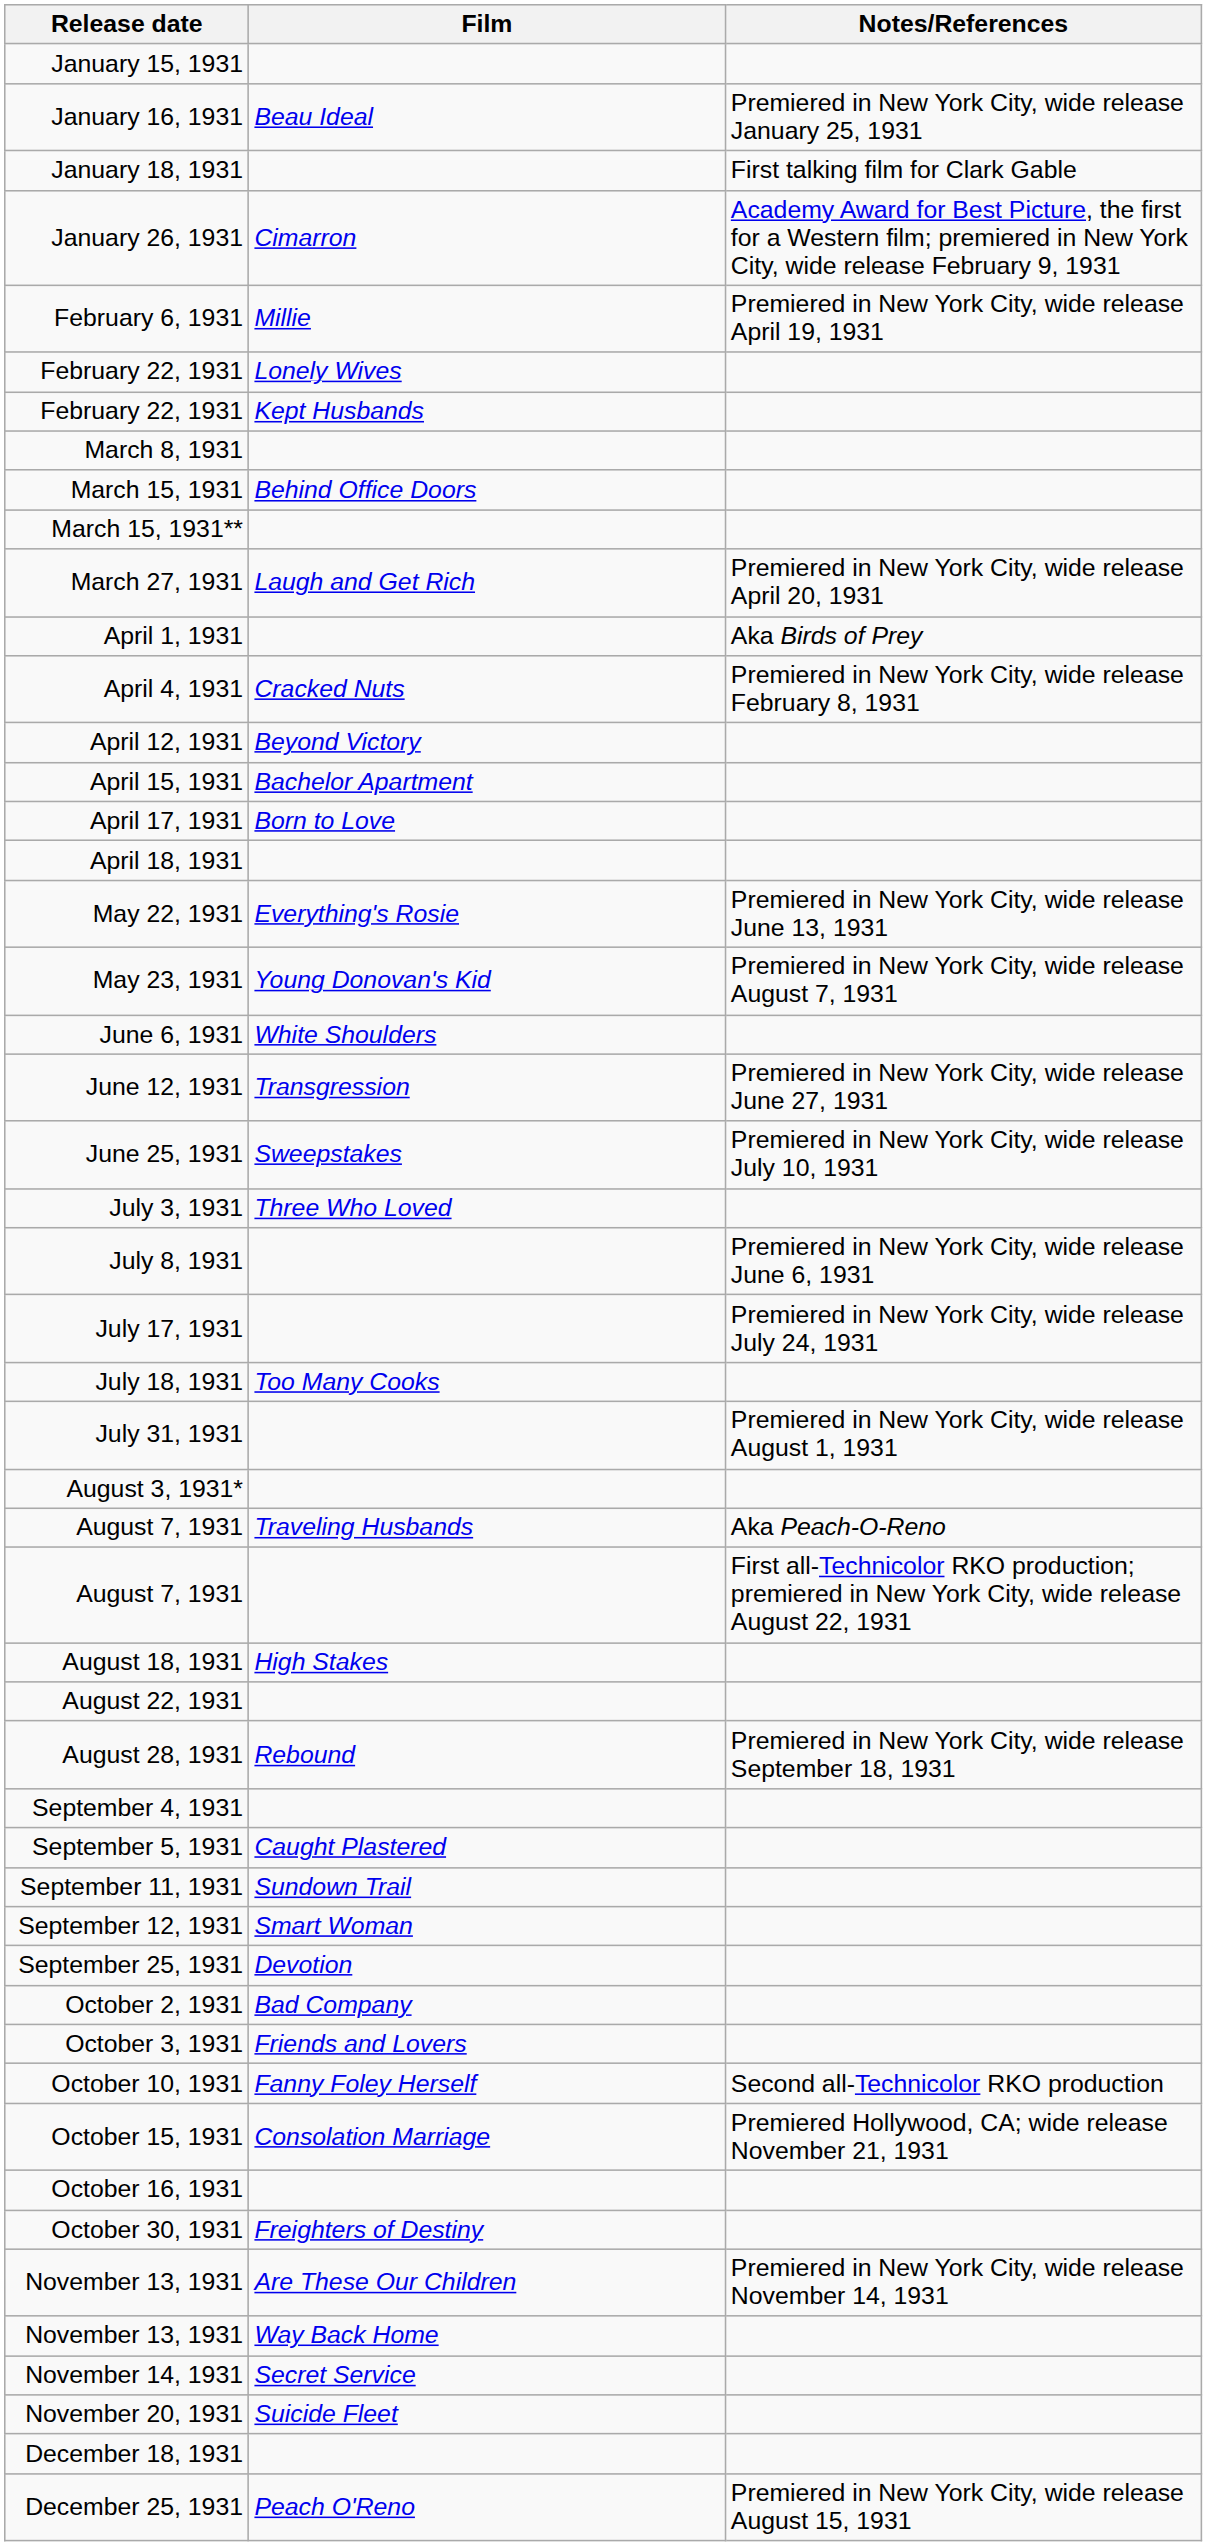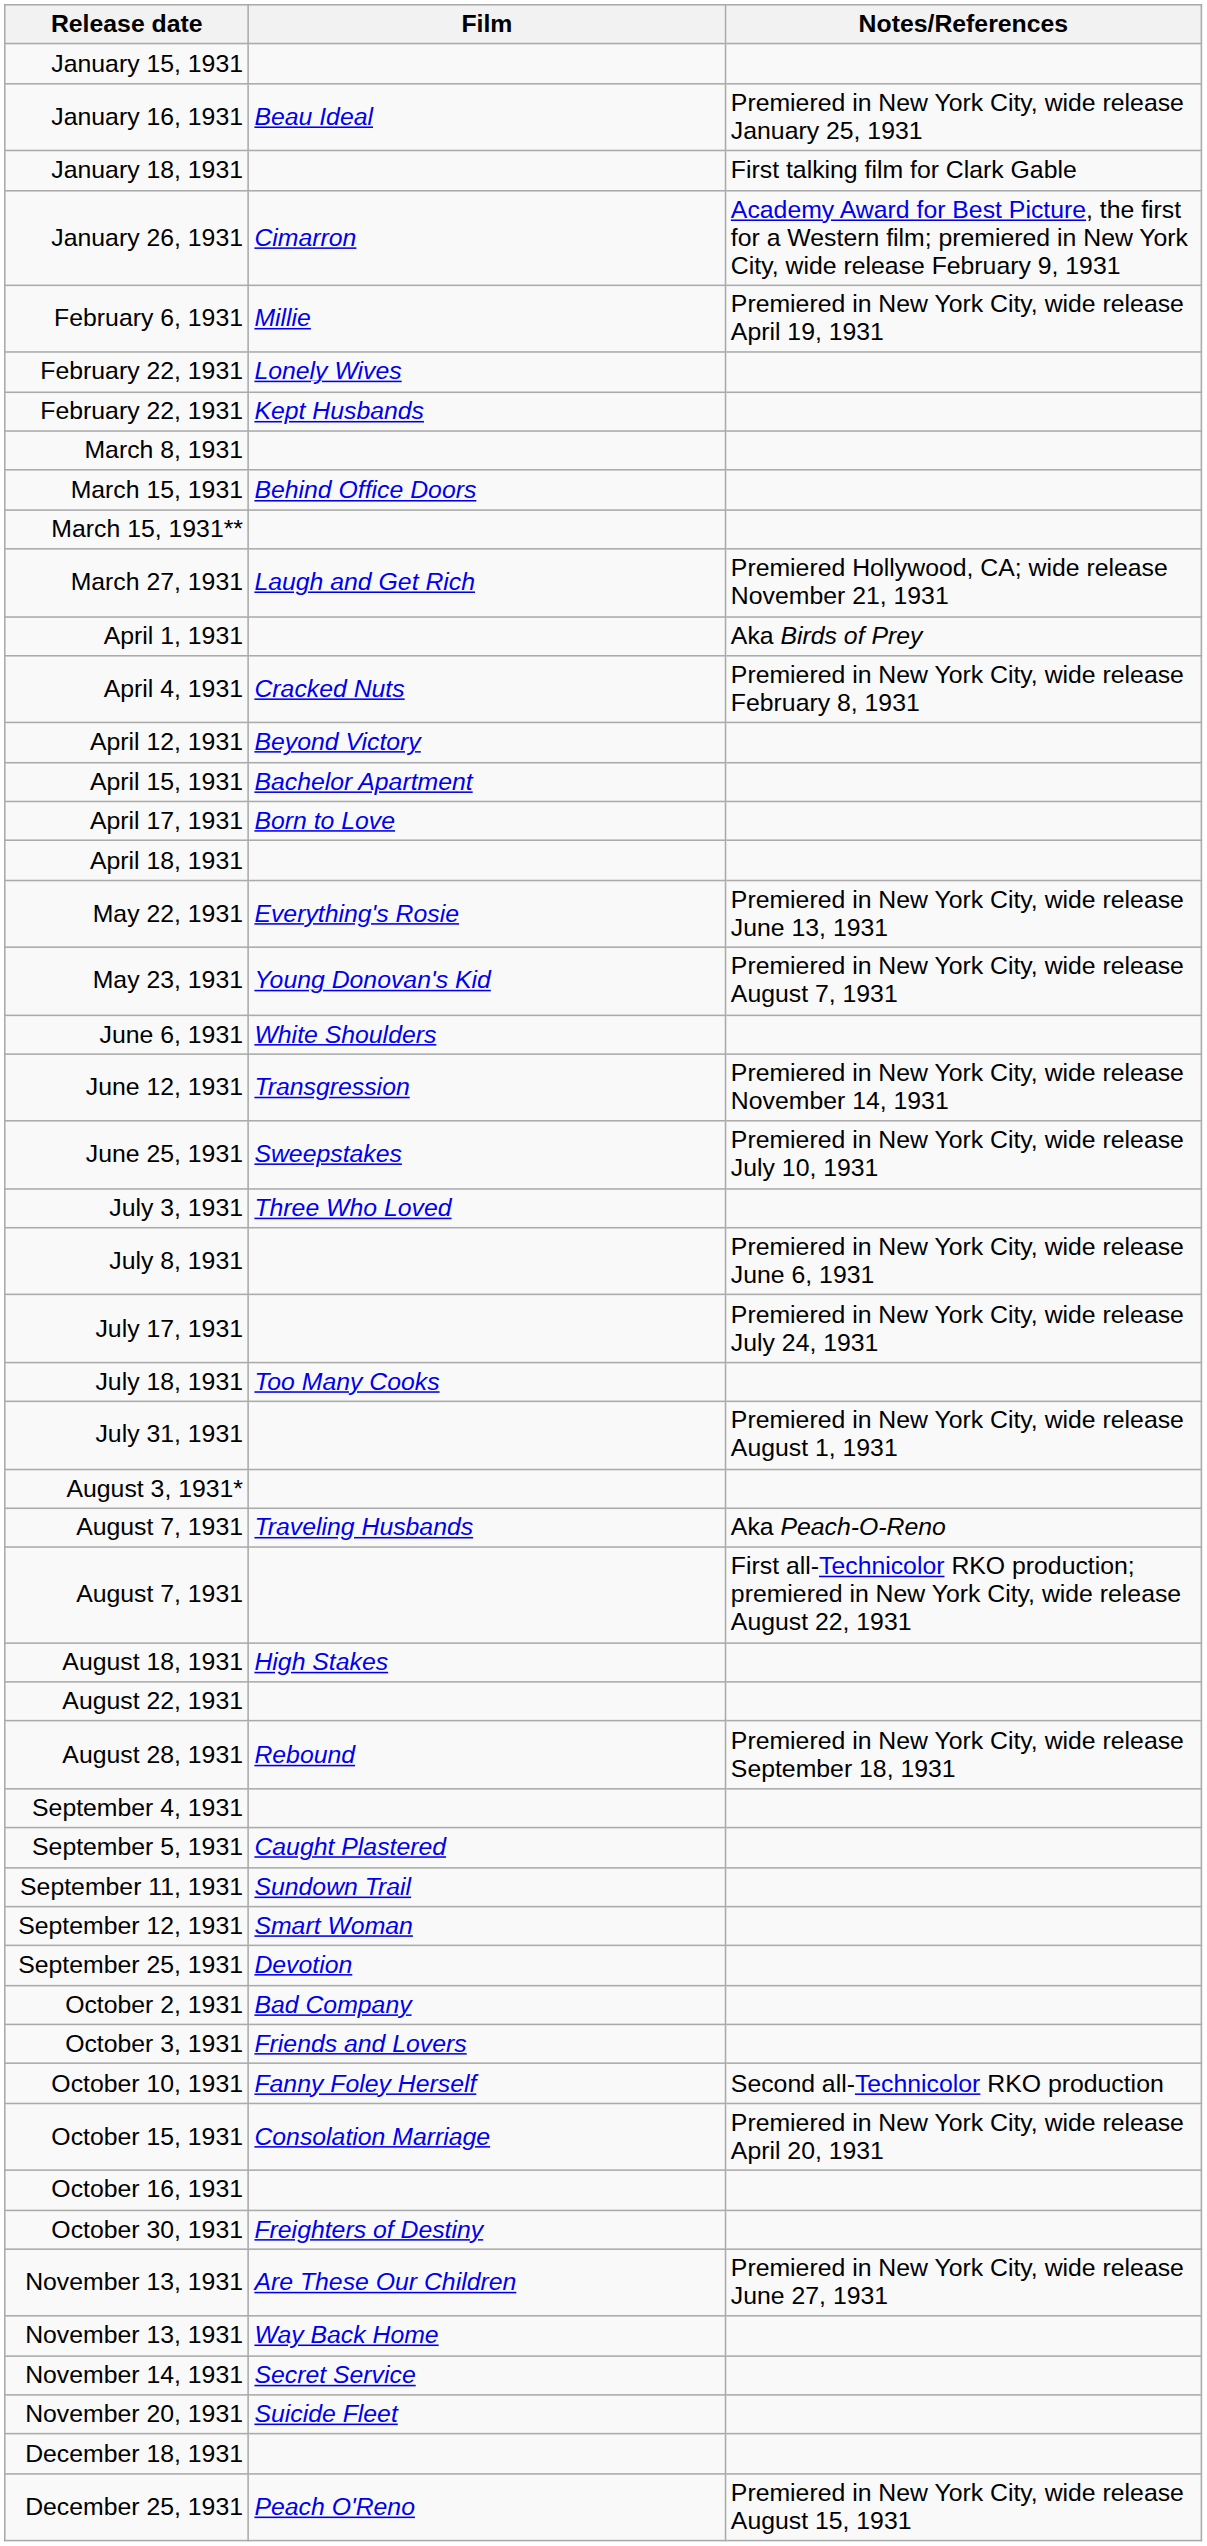(957, 582) Premiered in New York City, wide release April 20, 1931 -> (949, 582) Premiered Hollywood, CA; wide release November 21, 1931
(957, 1087) Premiered in New York City, wide release June 27, 1931 -> (957, 1087) Premiered in New York City, wide release November 14, 1931
(949, 2136) Premiered Hollywood, CA; wide release November 21, 1931 -> (957, 2136) Premiered in New York City, wide release April 20, 1931
(957, 2282) Premiered in New York City, wide release November 14, 1931 -> (957, 2282) Premiered in New York City, wide release June 27, 1931
